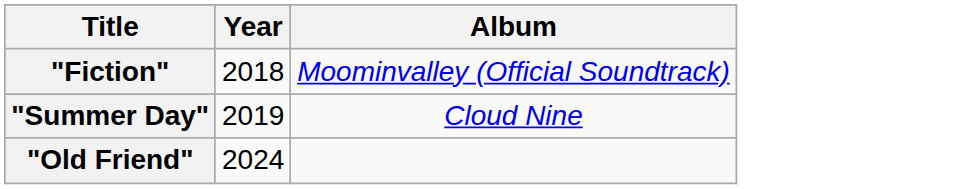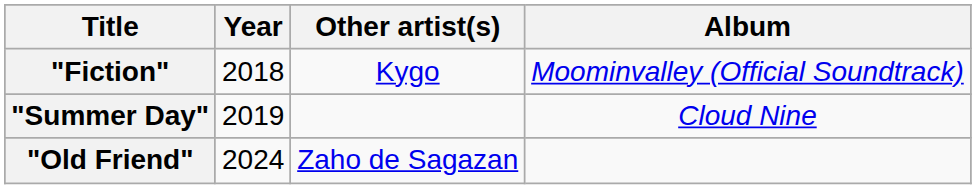+ column: (408, 26)
